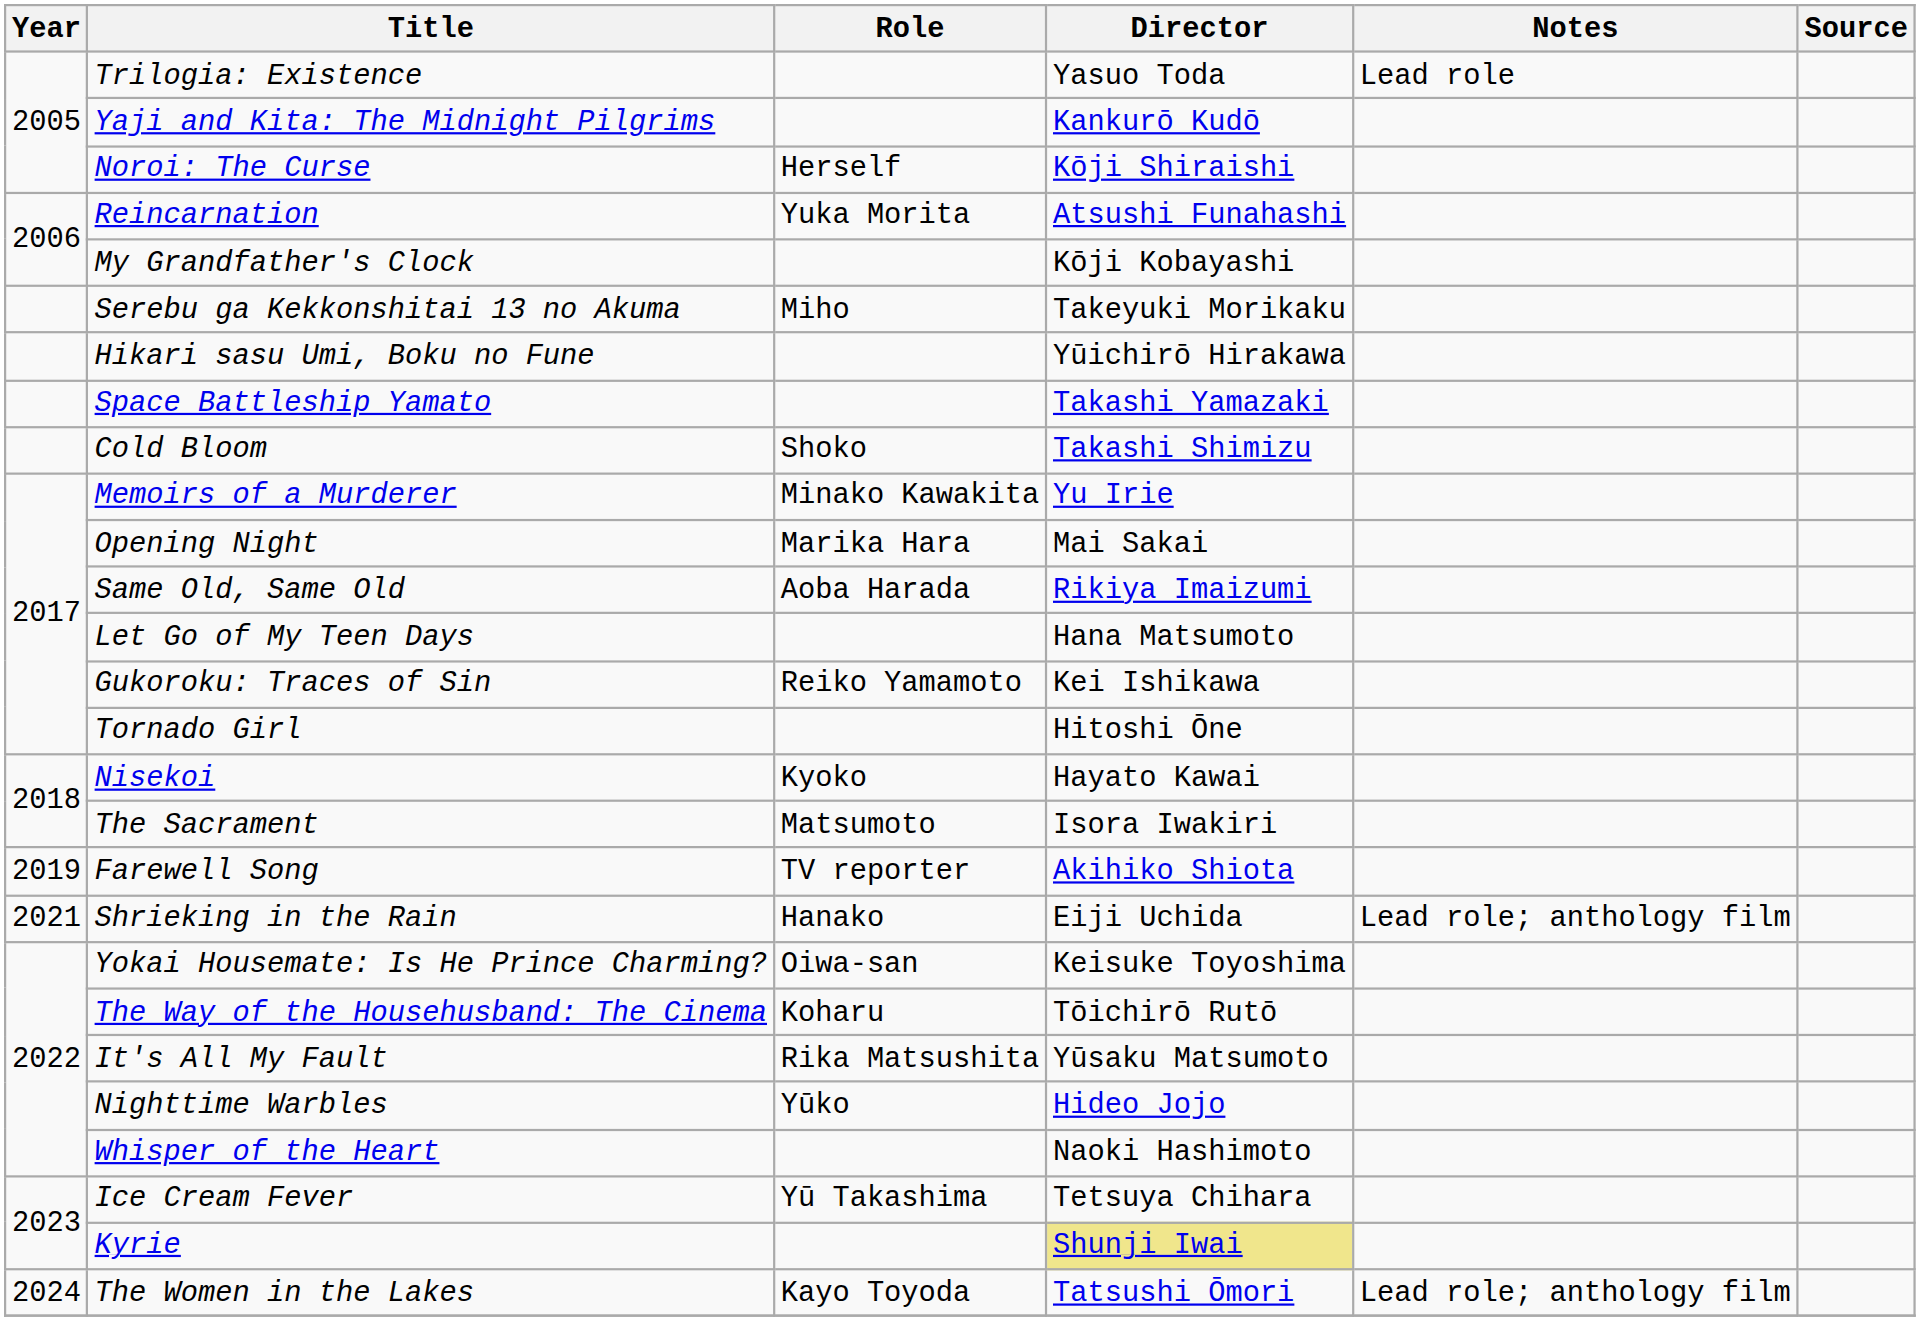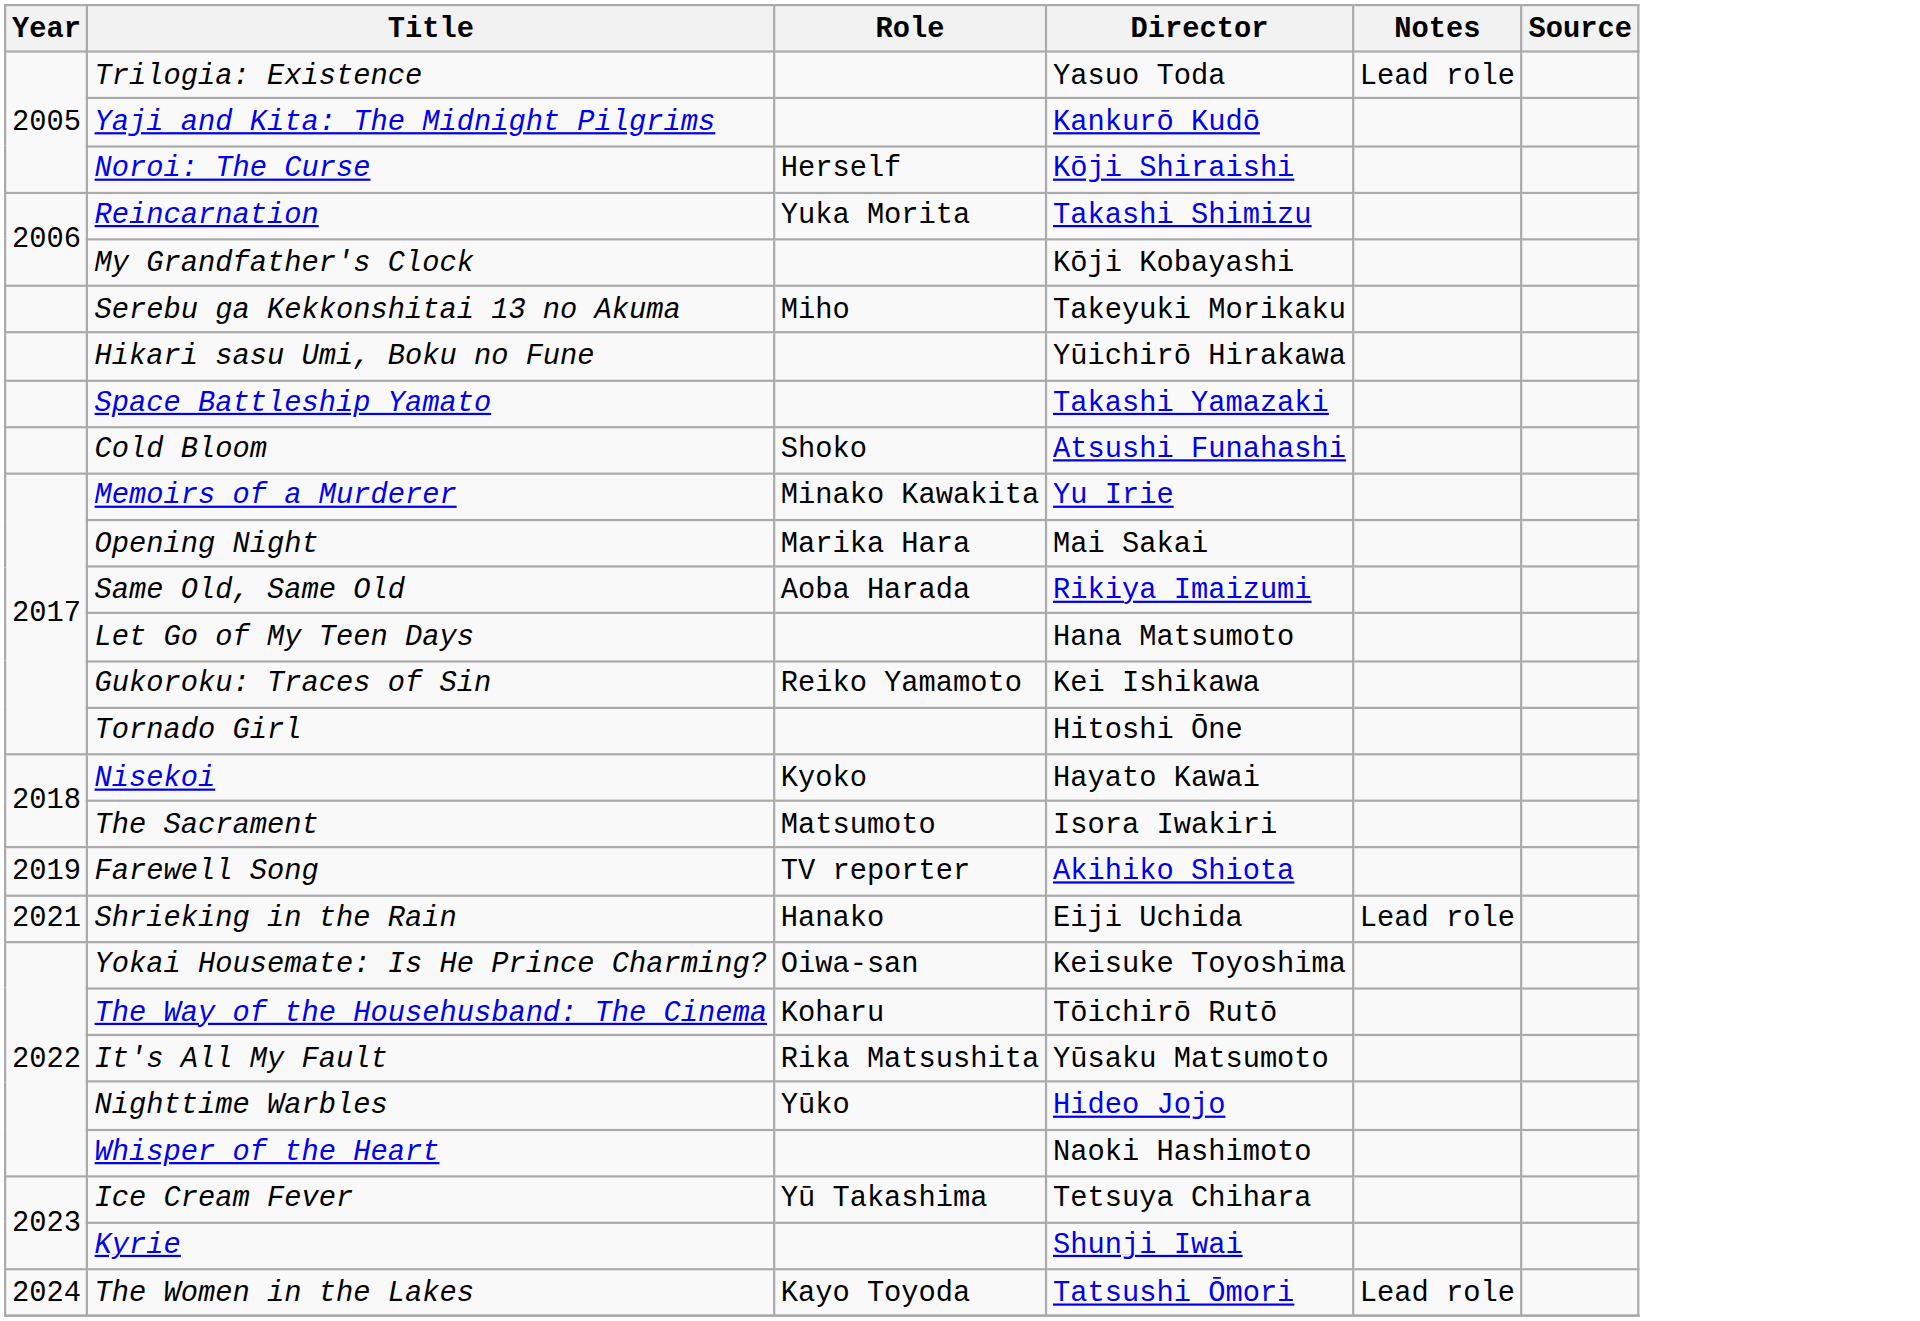(1200, 216) Atsushi Funahashi -> (1182, 216) Takashi Shimizu
(1182, 450) Takashi Shimizu -> (1200, 450) Atsushi Funahashi
(1575, 918) Lead role; anthology film -> (1437, 918) Lead role
(1148, 1246) khaki background -> (1148, 1246) no background
(1575, 1293) Lead role; anthology film -> (1437, 1293) Lead role
